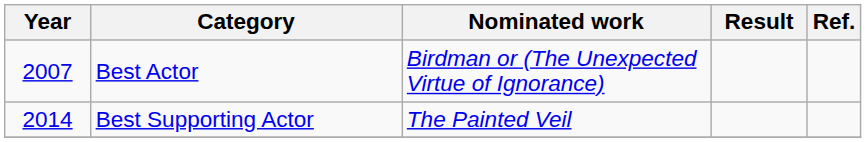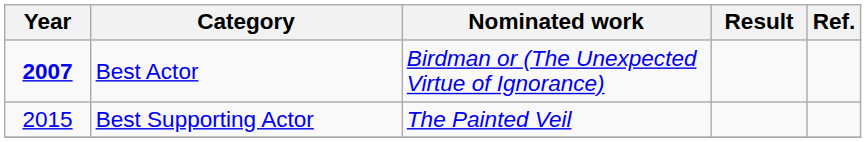(48, 70) normal -> (48, 70) bold
(48, 119) 2014 -> (48, 119) 2015
